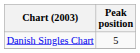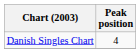(116, 40) 5 -> (116, 40) 4
